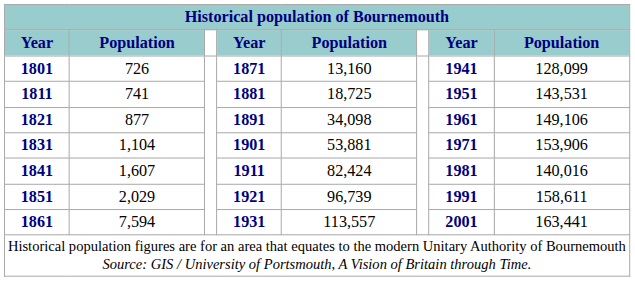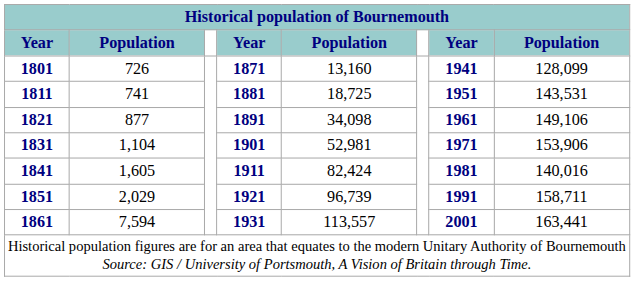(349, 145) 53,881 -> (349, 145) 52,981
(137, 171) 1,607 -> (137, 171) 1,605
(562, 196) 158,611 -> (562, 196) 158,711
